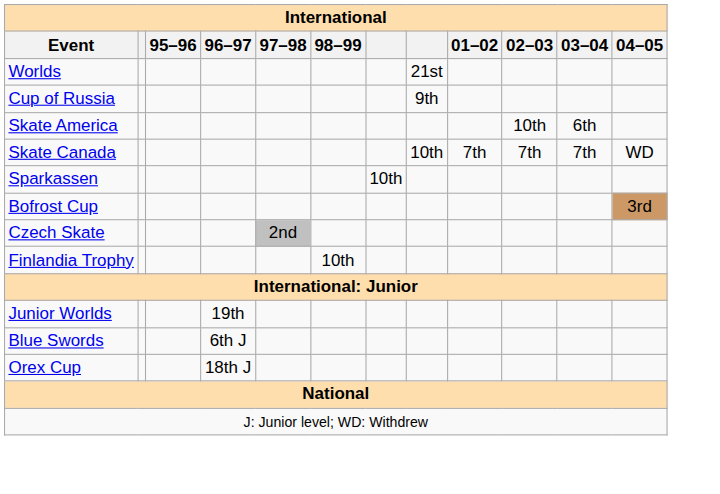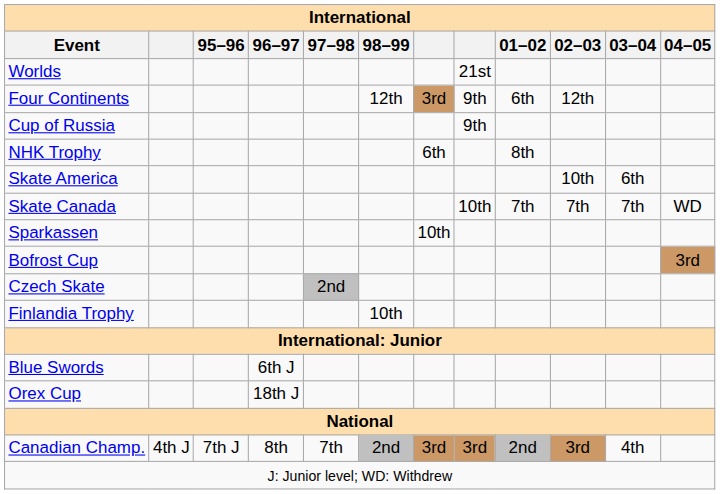+ row: (69, 98)
+ row: (55, 152)
- row: (60, 313)
+ row: (77, 448)
